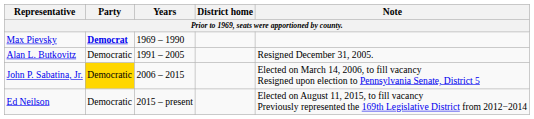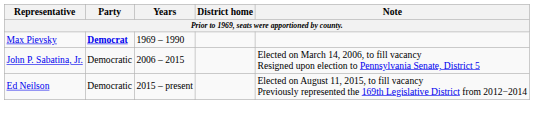- row: (41, 55)
(110, 75) gold background -> (110, 60) no background
